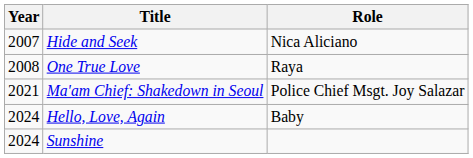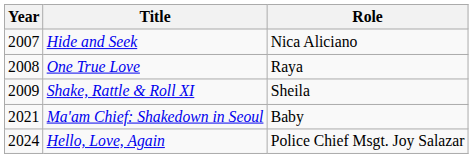+ row: (120, 91)
(368, 91) Police Chief Msgt. Joy Salazar -> (287, 116) Baby
(287, 116) Baby -> (368, 141) Police Chief Msgt. Joy Salazar
- row: (75, 141)
